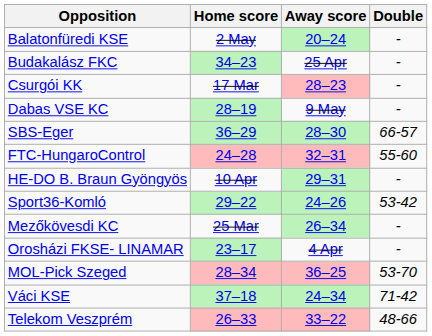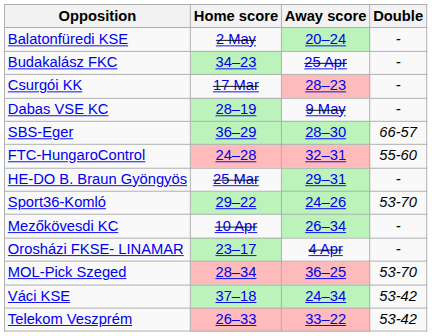(236, 179) 10 Apr -> (236, 179) 25 Mar
(398, 202) 53-42 -> (398, 202) 53-70
(236, 226) 25 Mar -> (236, 226) 10 Apr
(398, 296) 71-42 -> (398, 296) 53-42
(398, 319) 48-66 -> (398, 319) 53-42
